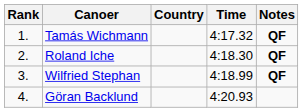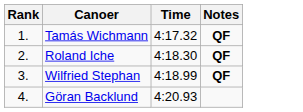- column: (179, 14)
